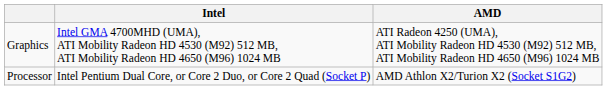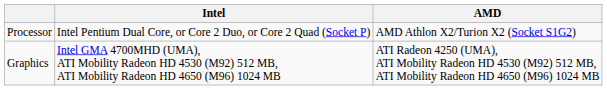rows swapped: (29, 76) <-> (28, 44)
